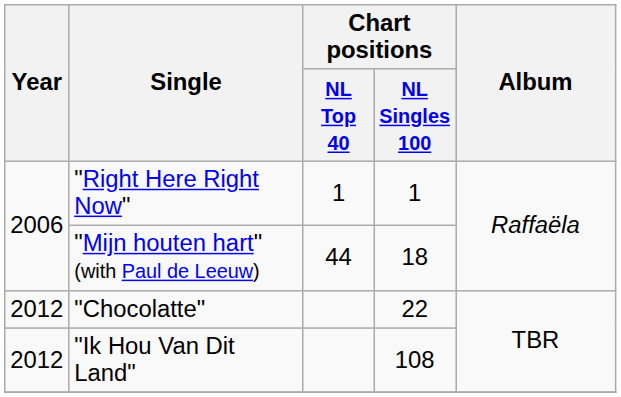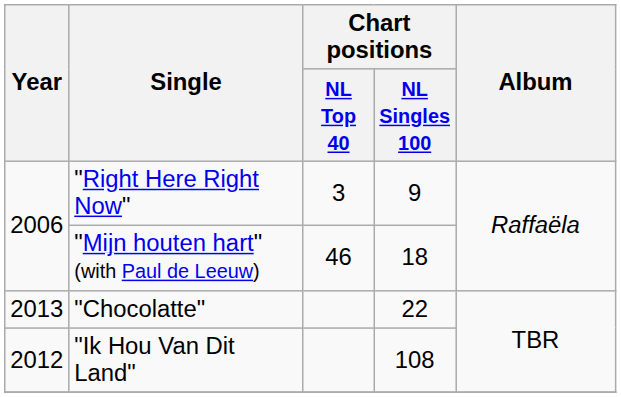(339, 192) 1 -> (339, 192) 3
(415, 192) 1 -> (415, 192) 9
(339, 257) 44 -> (339, 257) 46
(37, 308) 2012 -> (37, 308) 2013
